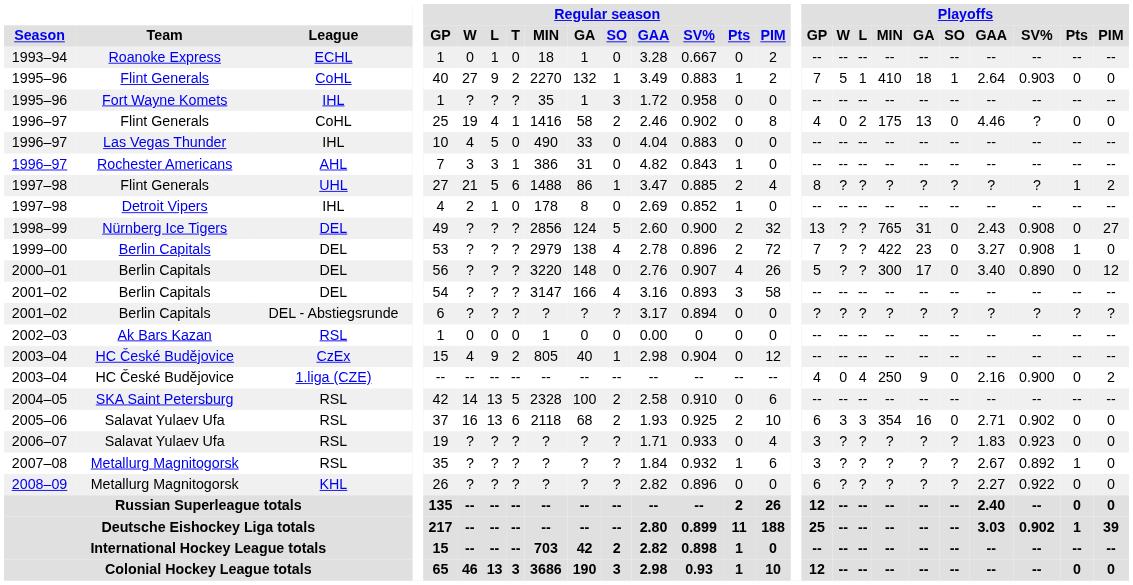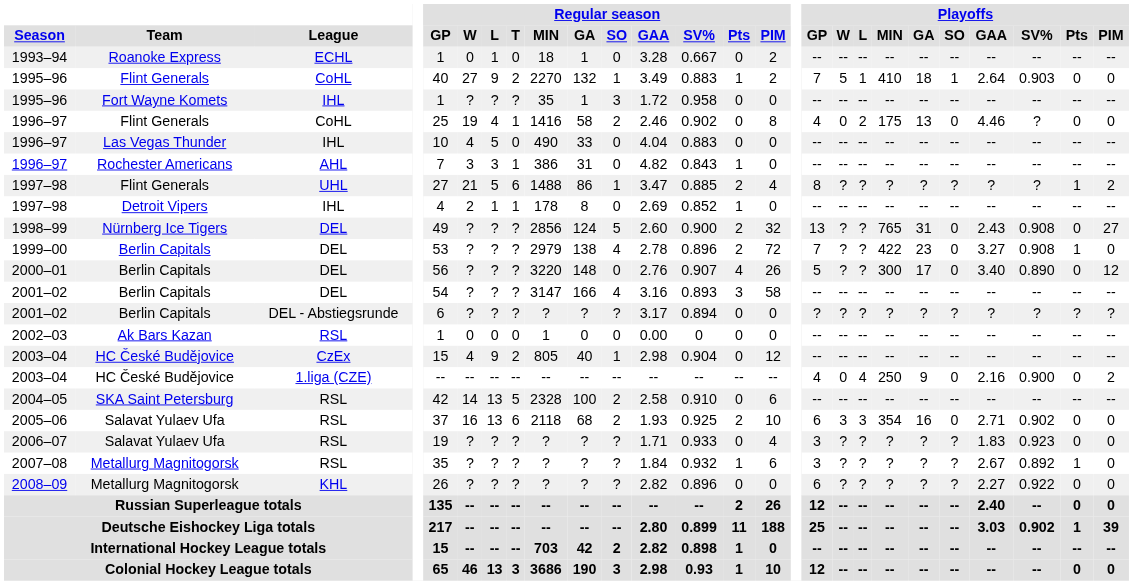(516, 206) 0 -> (516, 206) 1
